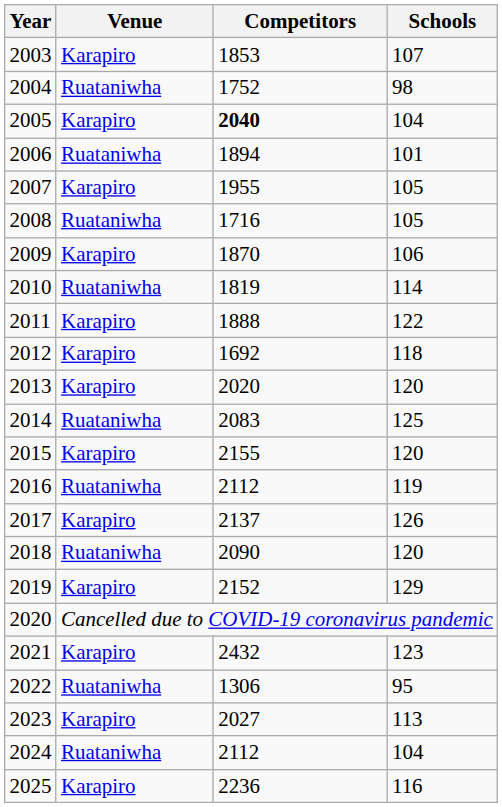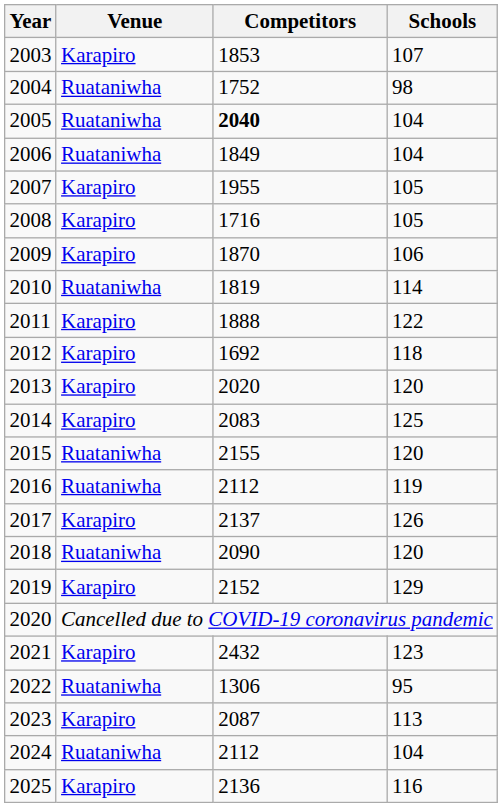(98, 120) Karapiro -> (111, 120) Ruataniwha
(239, 154) 1894 -> (239, 154) 1849
(408, 154) 101 -> (408, 154) 104
(111, 220) Ruataniwha -> (98, 220) Karapiro
(111, 420) Ruataniwha -> (98, 420) Karapiro
(98, 453) Karapiro -> (111, 453) Ruataniwha
(239, 719) 2027 -> (239, 719) 2087
(239, 785) 2236 -> (239, 785) 2136
